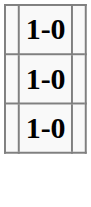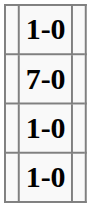+ row: (12, 79)
